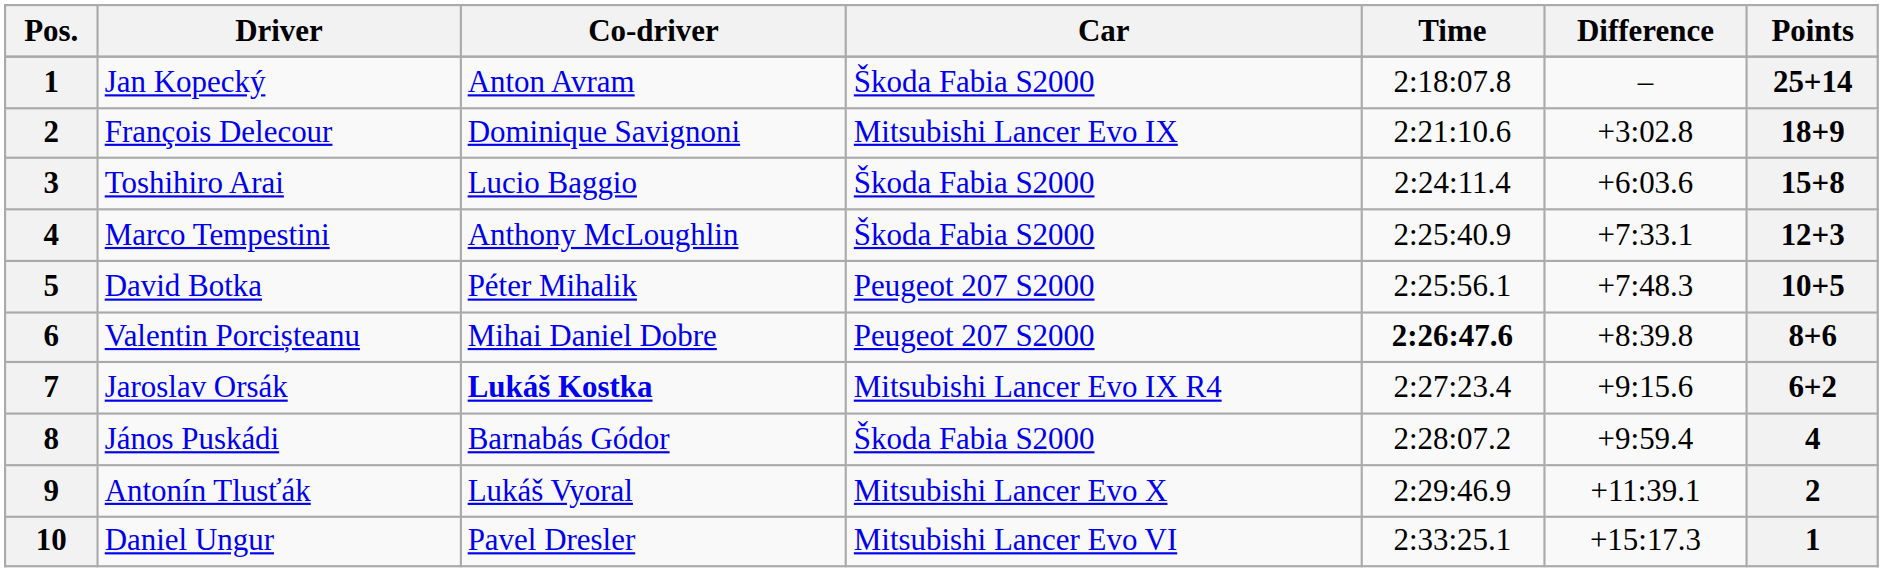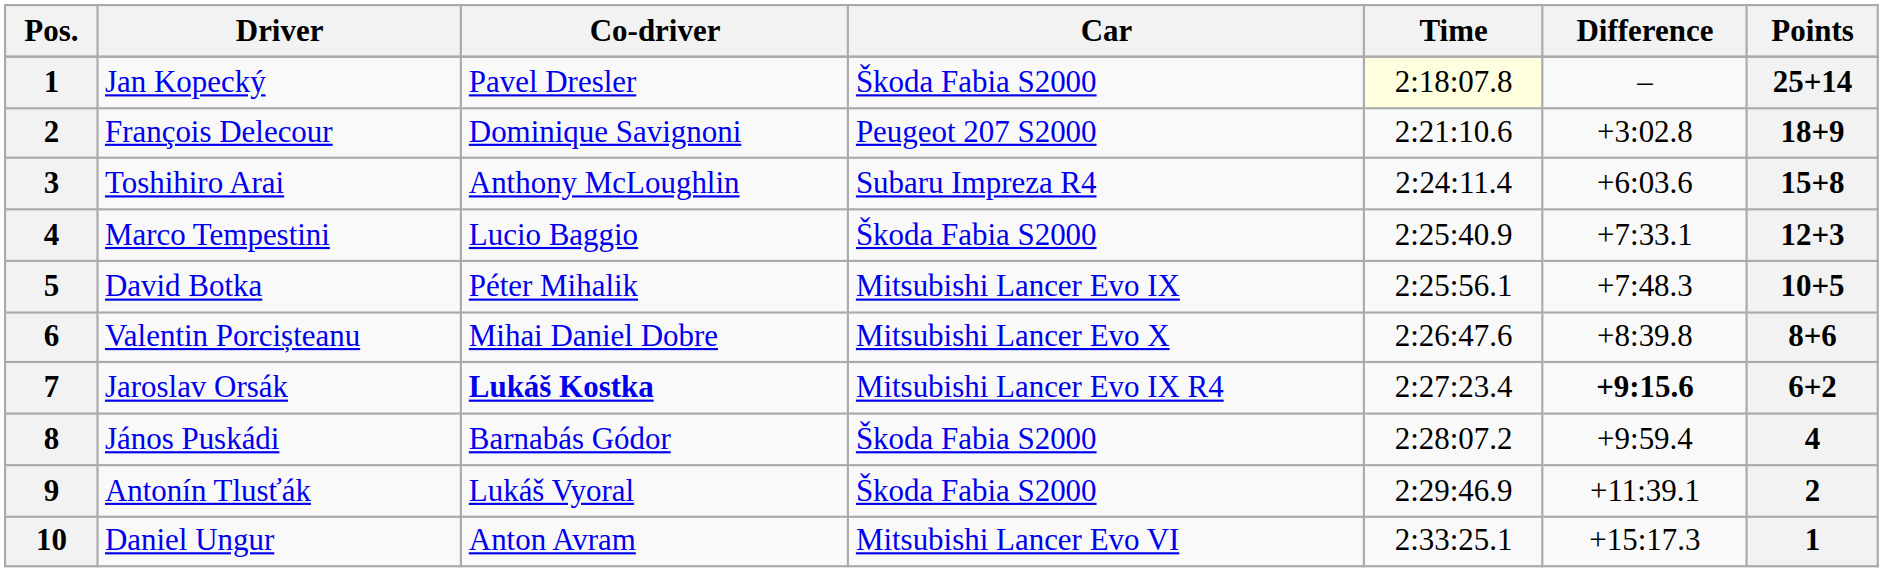(551, 81) Anton Avram -> (553, 81) Pavel Dresler
(1452, 81) no background -> (1454, 81) lightyellow background
(1016, 132) Mitsubishi Lancer Evo IX -> (976, 132) Peugeot 207 S2000
(552, 183) Lucio Baggio -> (604, 183) Anthony McLoughlin
(974, 183) Škoda Fabia S2000 -> (976, 183) Subaru Impreza R4
(603, 234) Anthony McLoughlin -> (553, 234) Lucio Baggio
(974, 285) Peugeot 207 S2000 -> (1018, 285) Mitsubishi Lancer Evo IX
(974, 336) Peugeot 207 S2000 -> (1013, 336) Mitsubishi Lancer Evo X
(1452, 336) bold -> (1454, 336) normal
(1645, 387) normal -> (1645, 387) bold
(1011, 489) Mitsubishi Lancer Evo X -> (976, 489) Škoda Fabia S2000
(551, 541) Pavel Dresler -> (552, 541) Anton Avram
